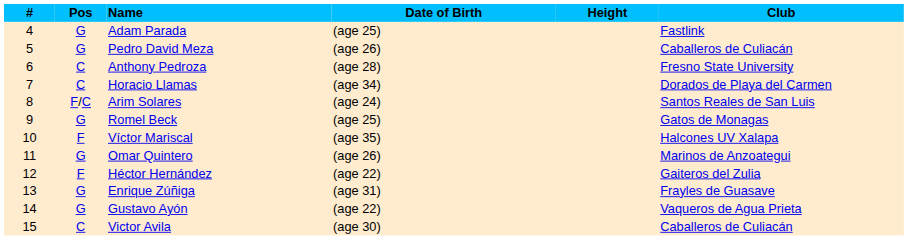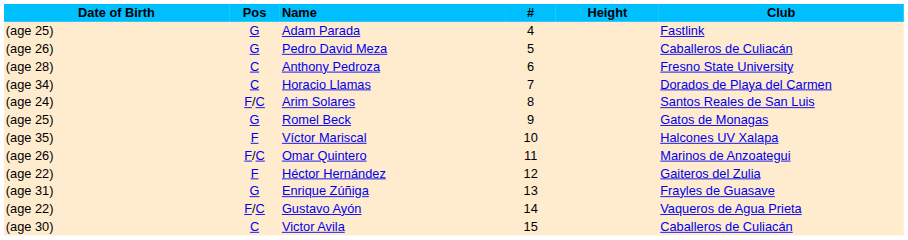columns swapped: (30, 13) <-> (444, 13)
(81, 155) G -> (255, 155) F/C
(81, 209) G -> (255, 209) F/C
